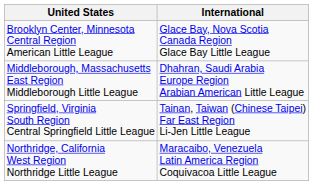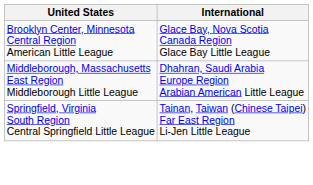- row: (62, 160)
